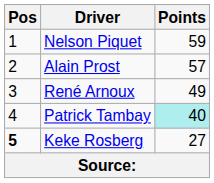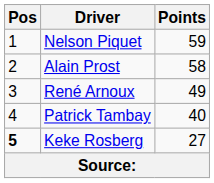(197, 67) 57 -> (197, 67) 58
(197, 116) paleturquoise background -> (197, 116) no background
